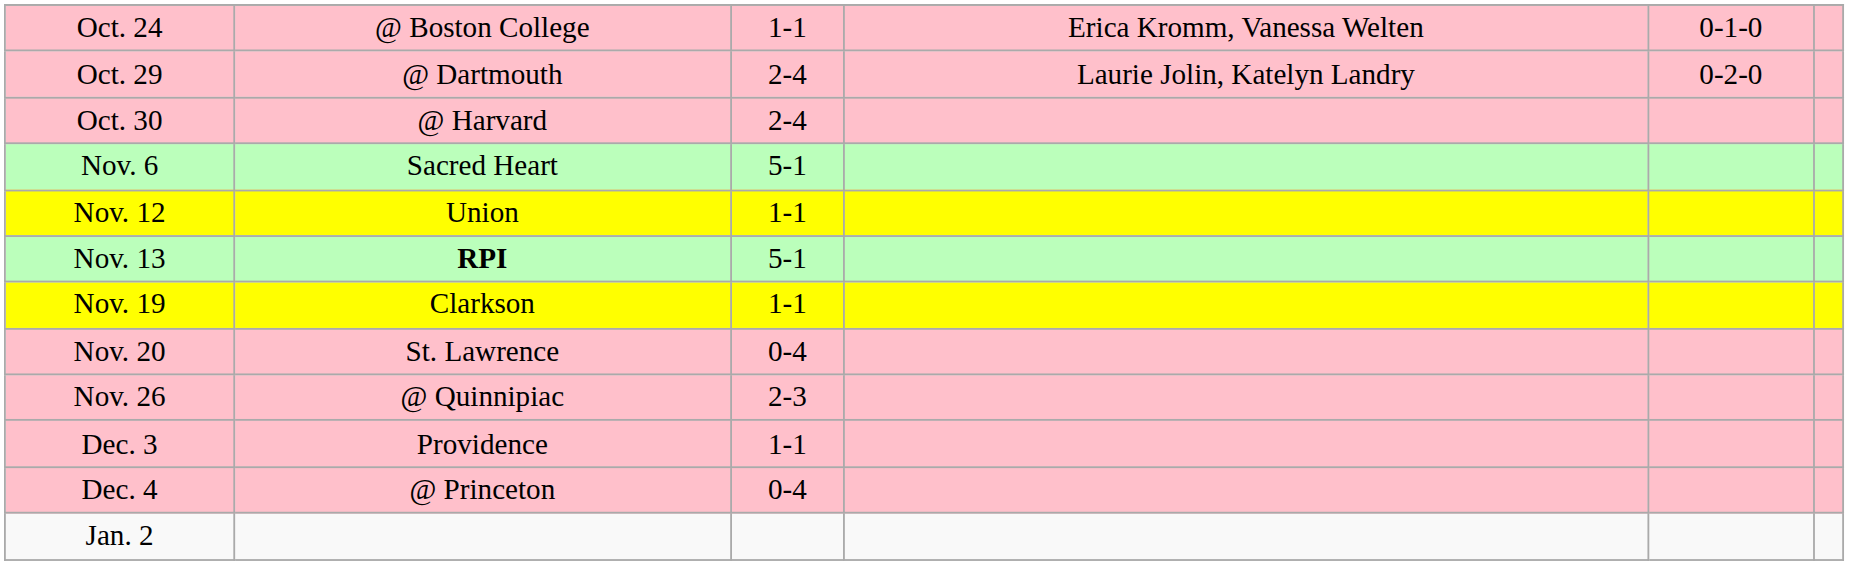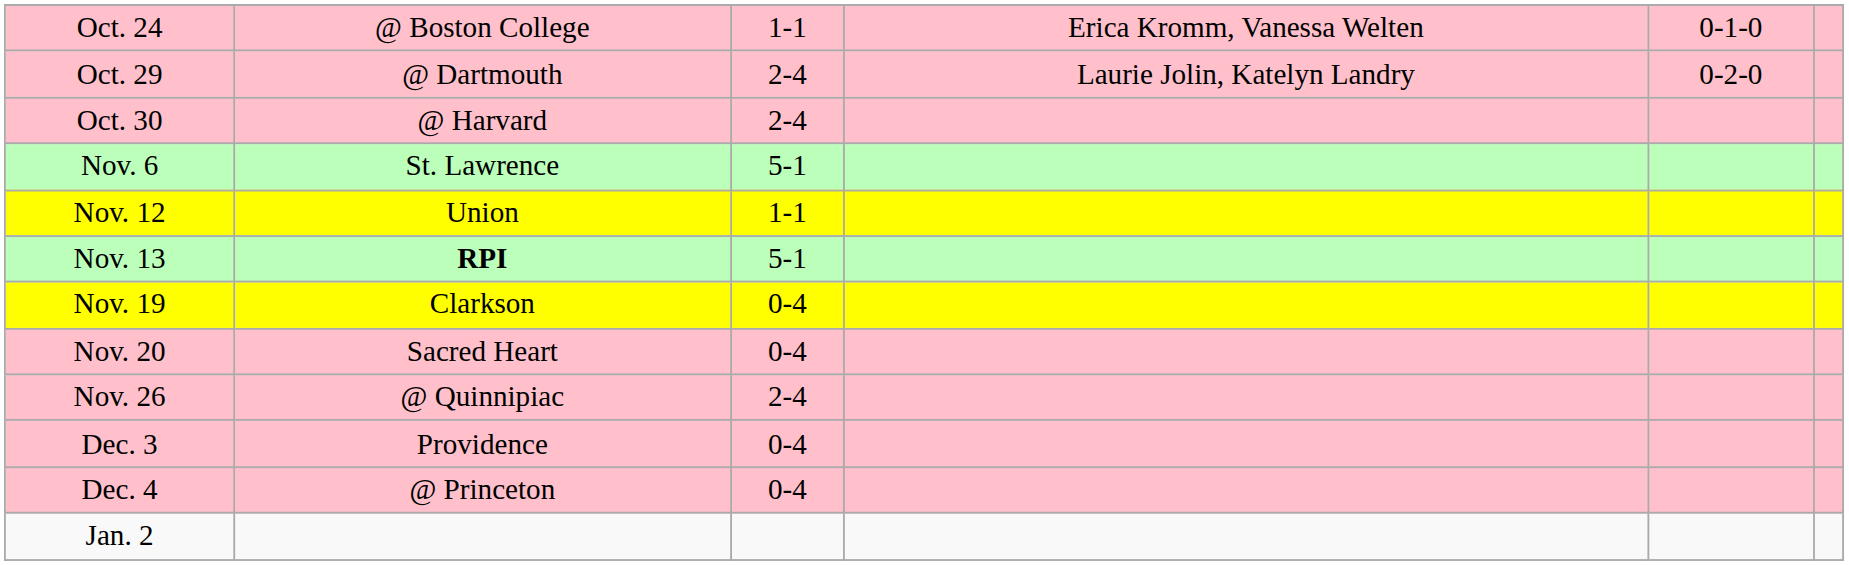(482, 166) Sacred Heart -> (482, 166) St. Lawrence
(787, 304) 1-1 -> (787, 304) 0-4
(482, 350) St. Lawrence -> (482, 350) Sacred Heart
(787, 397) 2-3 -> (787, 397) 2-4
(787, 443) 1-1 -> (787, 443) 0-4
